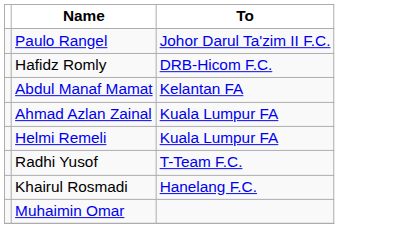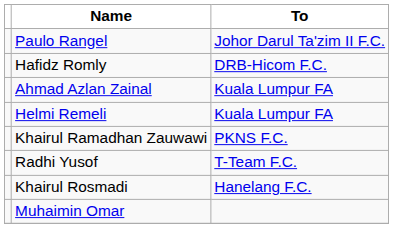- row: (84, 89)
+ row: (111, 138)
